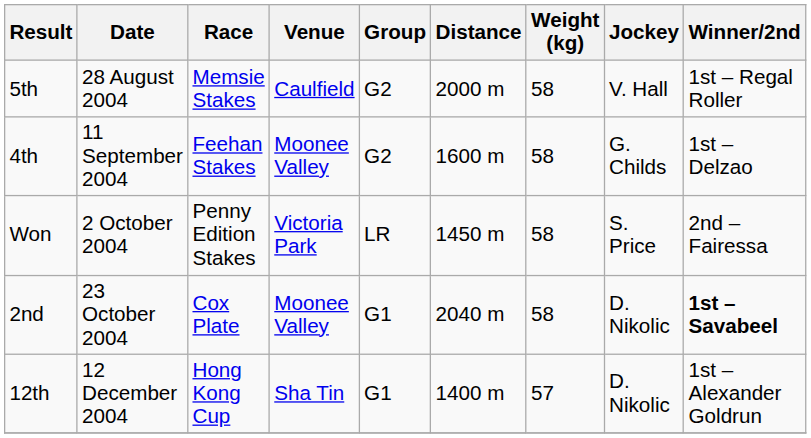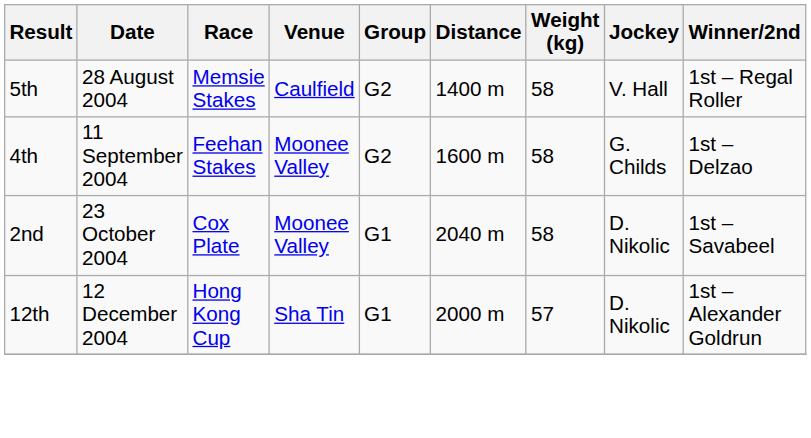(470, 88) 2000 m -> (470, 88) 1400 m
- row: (30, 235)
(733, 314) bold -> (732, 235) normal
(470, 393) 1400 m -> (470, 314) 2000 m
